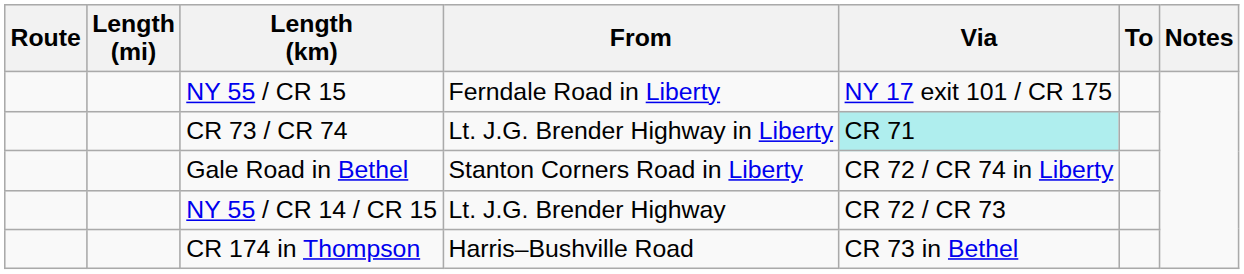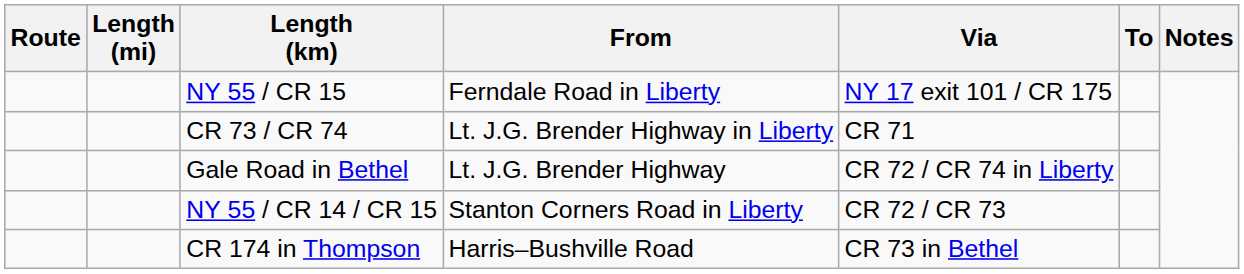(880, 130) paleturquoise background -> (880, 130) no background
(626, 170) Stanton Corners Road in Liberty -> (587, 170) Lt. J.G. Brender Highway
(587, 209) Lt. J.G. Brender Highway -> (626, 209) Stanton Corners Road in Liberty
